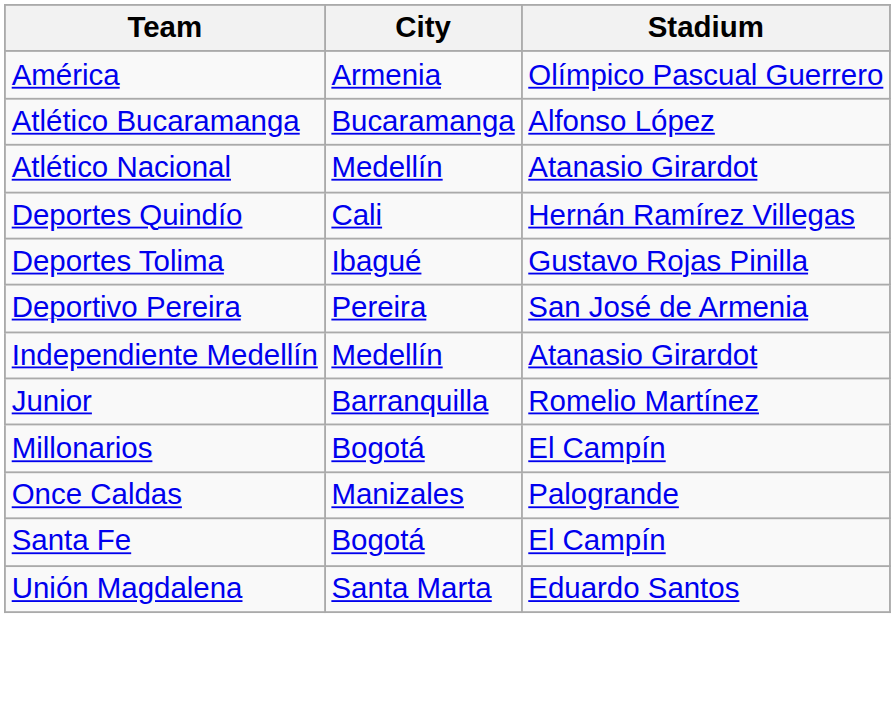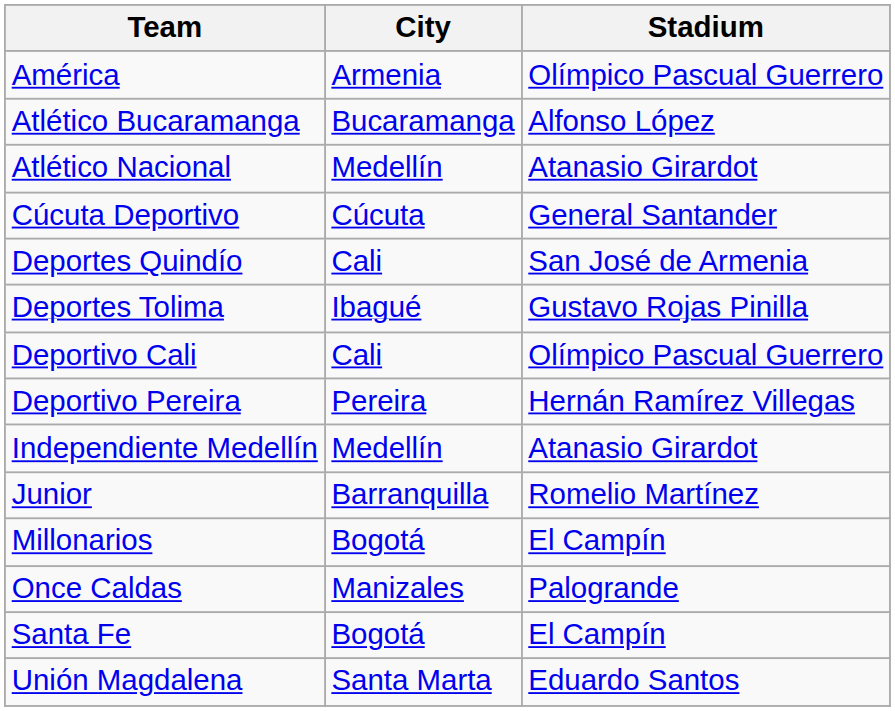+ row: (125, 214)
(692, 214) Hernán Ramírez Villegas -> (668, 261) San José de Armenia
+ row: (104, 354)
(668, 307) San José de Armenia -> (692, 401) Hernán Ramírez Villegas
